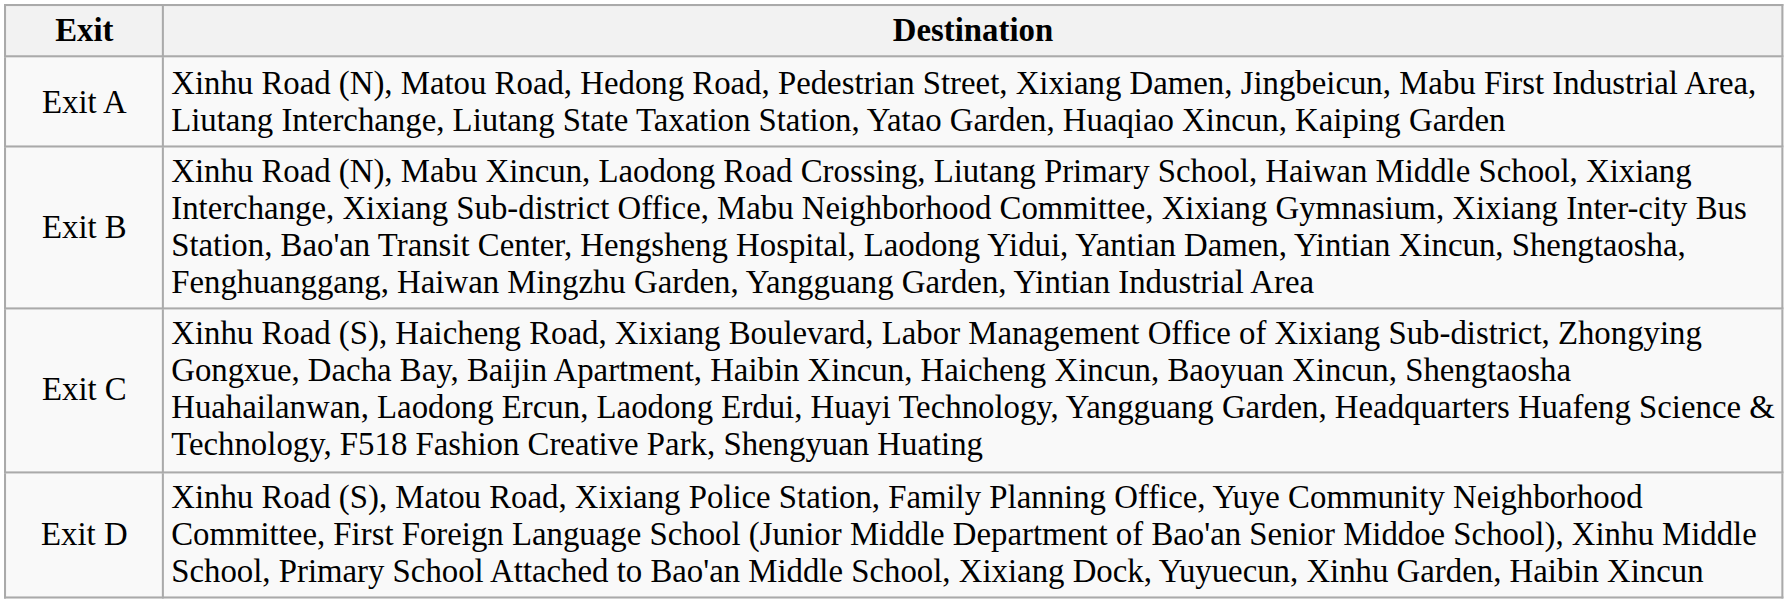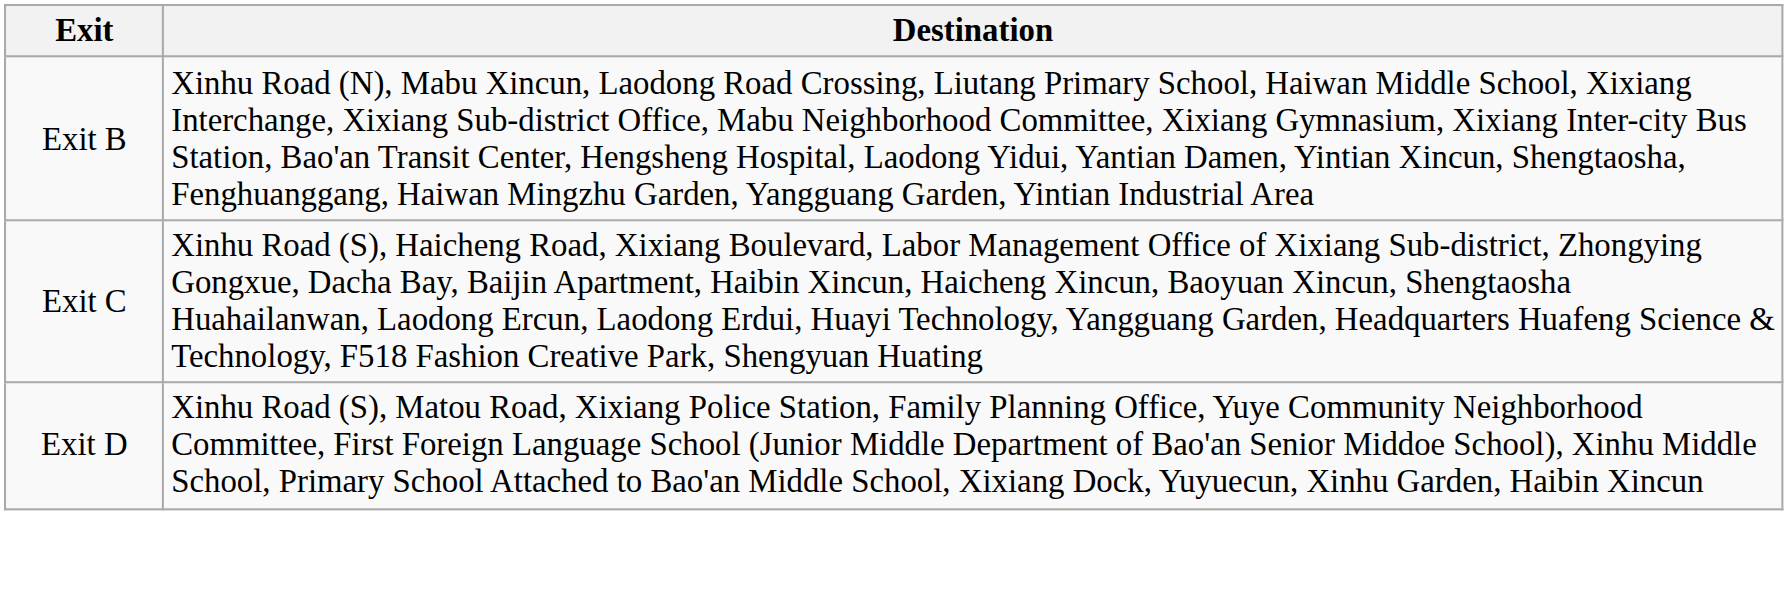- row: (84, 100)
